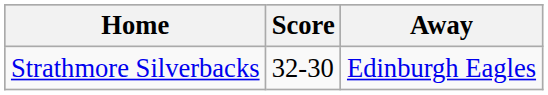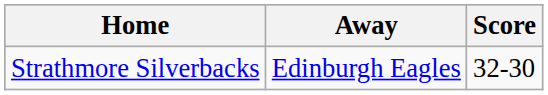columns swapped: (303, 25) <-> (442, 25)
